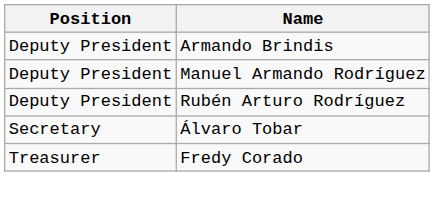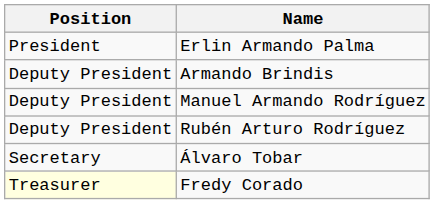+ row: (277, 46)
(55, 157) no background -> (55, 185) lightyellow background
